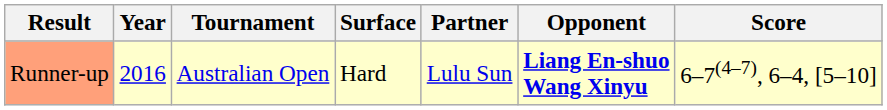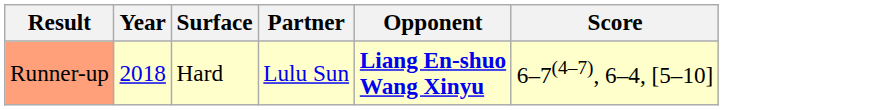- column: (253, 22)
(143, 72) 2016 -> (143, 72) 2018
